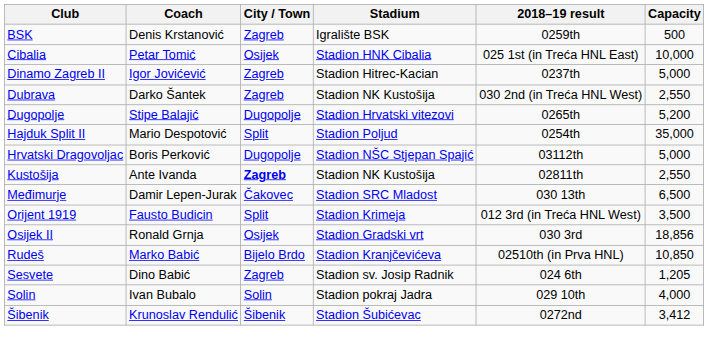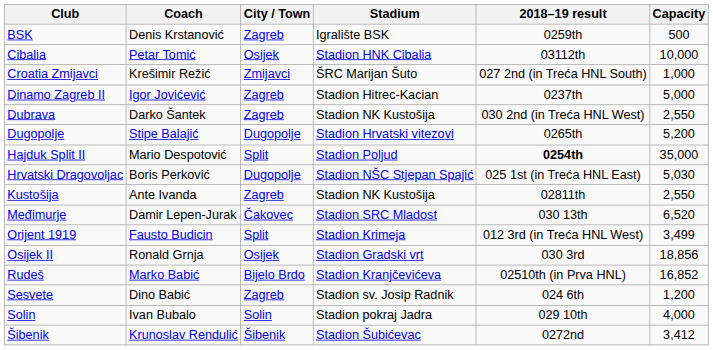(561, 54) 025 1st (in Treća HNL East) -> (563, 54) 03112th
+ row: (53, 74)
(561, 134) normal -> (563, 154) bold
(561, 154) 03112th -> (563, 174) 025 1st (in Treća HNL East)
(674, 154) 5,000 -> (679, 174) 5,030
(265, 174) bold -> (264, 194) normal
(674, 194) 6,500 -> (679, 214) 6,520
(674, 214) 3,500 -> (679, 235) 3,499
(674, 255) 10,850 -> (679, 275) 16,852
(674, 275) 1,205 -> (679, 295) 1,200
